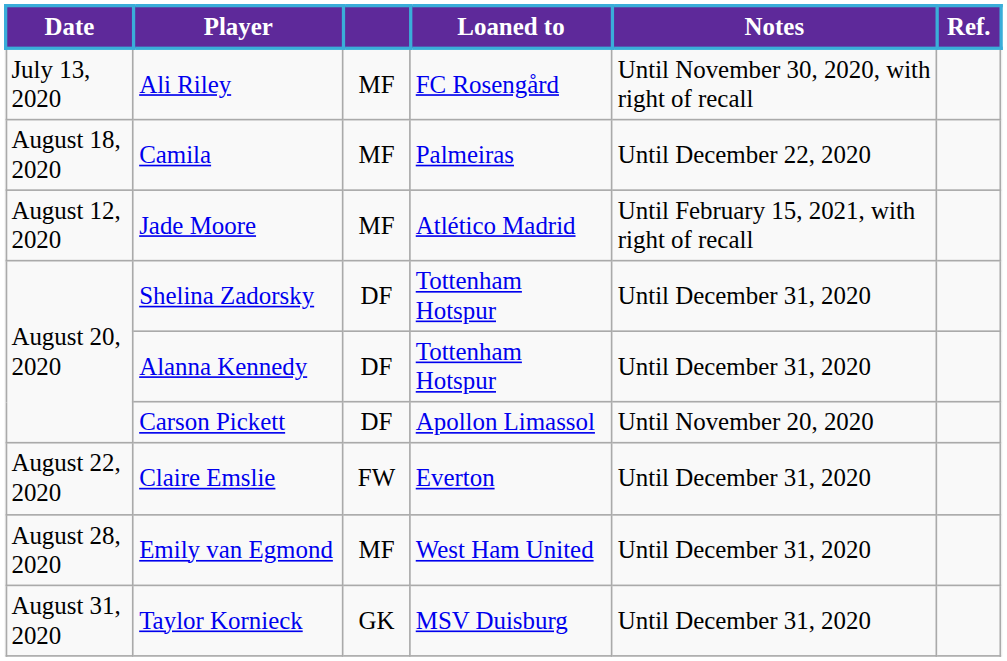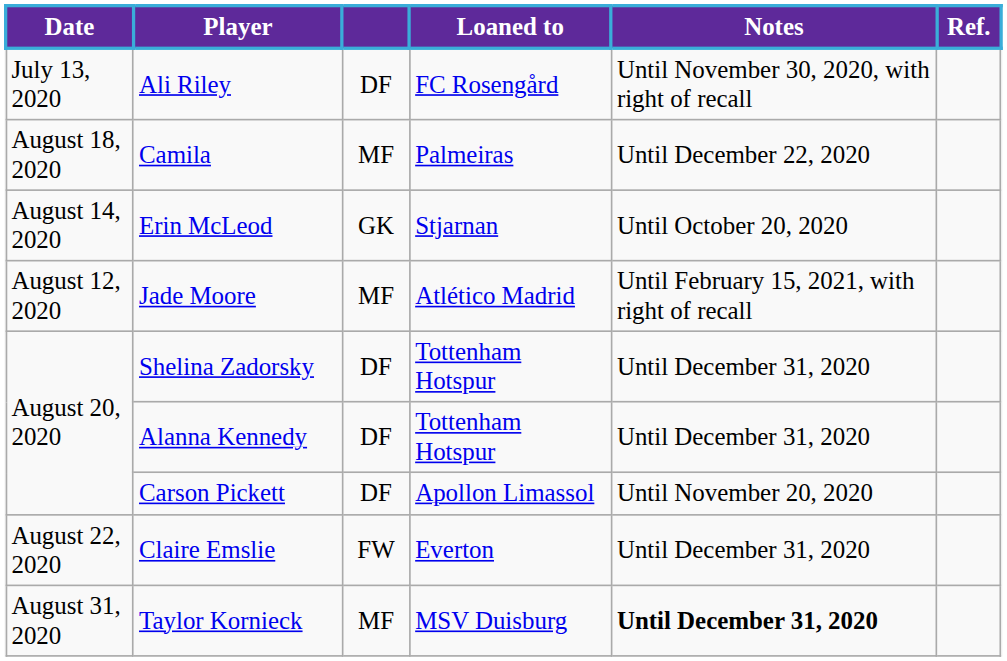(377, 84) MF -> (376, 84) DF
+ row: (206, 225)
- row: (236, 549)
(377, 619) GK -> (376, 619) MF
(744, 619) normal -> (747, 619) bold
